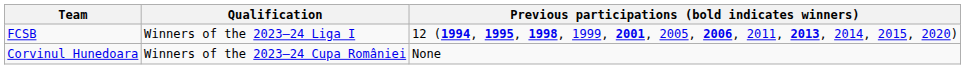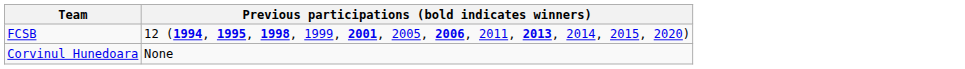- column: (275, 14)
